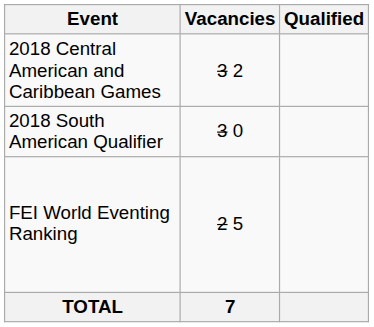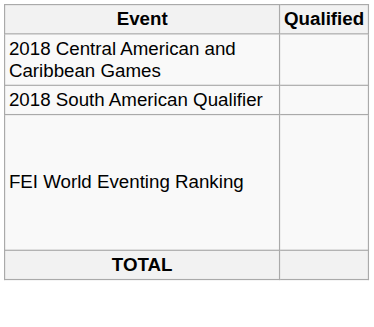- column: (230, 19)
